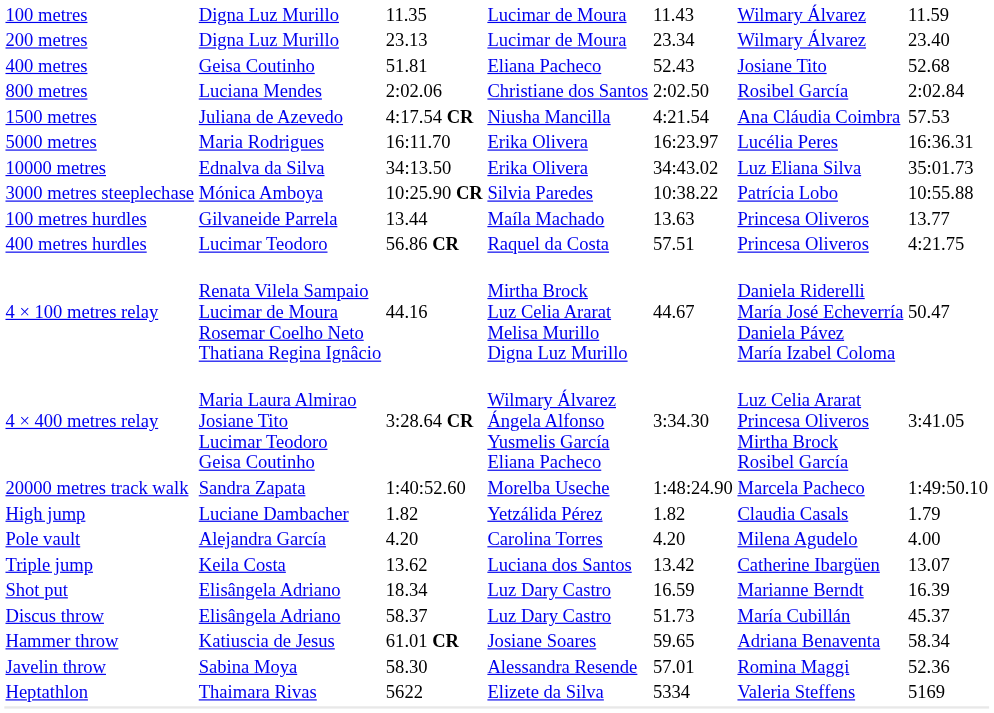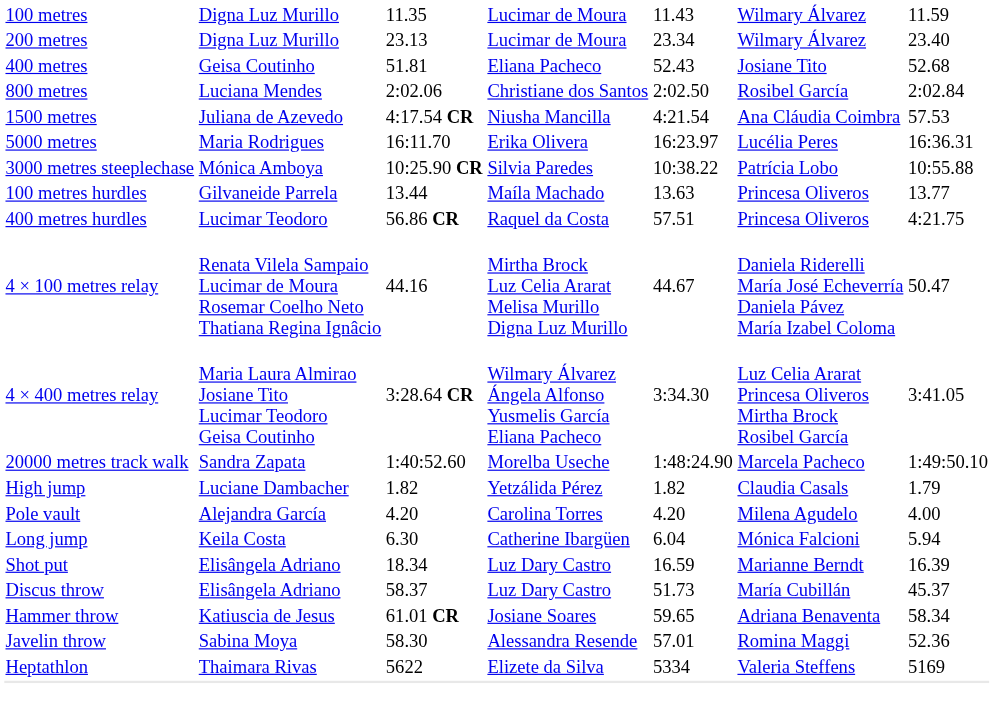- row: (56, 167)
+ row: (46, 539)
- row: (49, 564)
